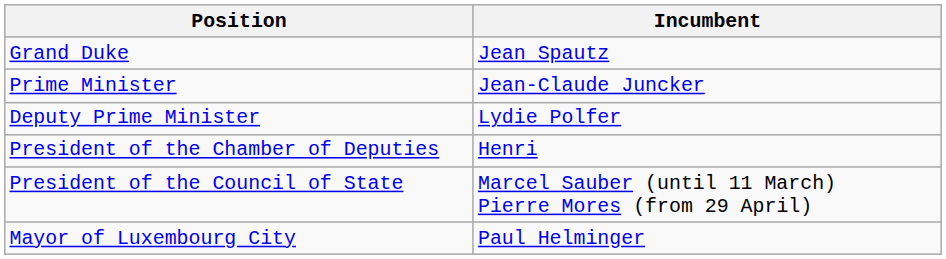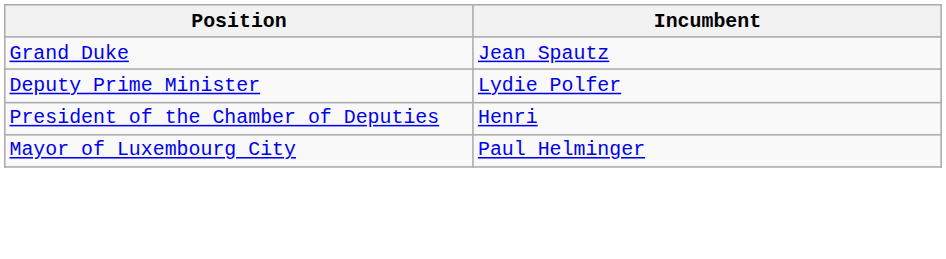- row: (93, 86)
- row: (206, 183)
